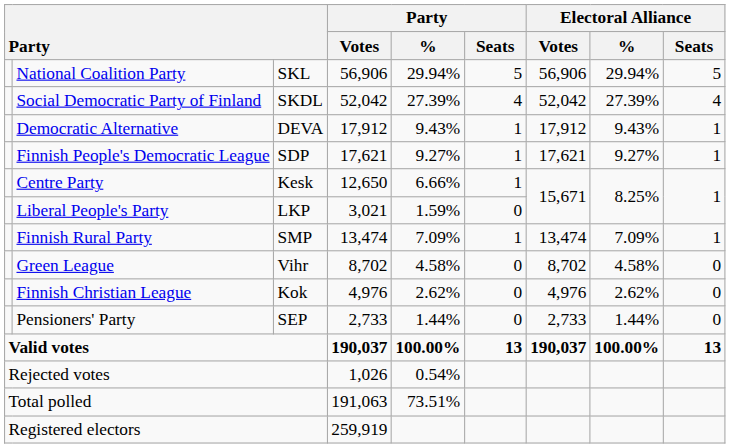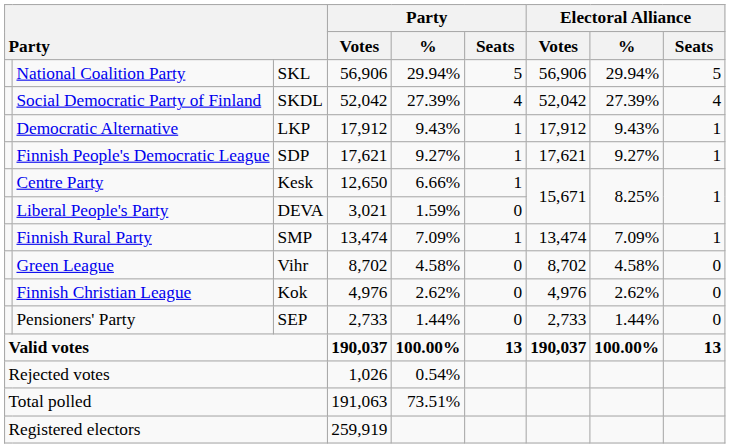(300, 127) DEVA -> (294, 127) LKP
(294, 210) LKP -> (300, 210) DEVA
